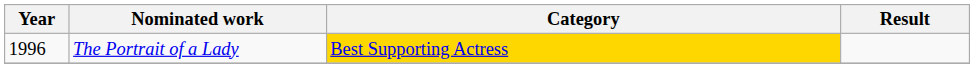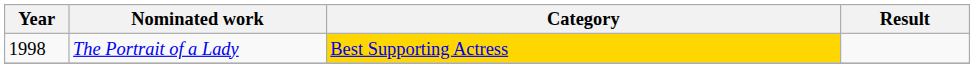(27, 48) 1996 -> (27, 48) 1998
